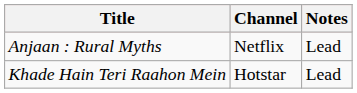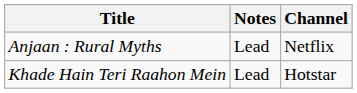columns swapped: (266, 18) <-> (327, 18)
